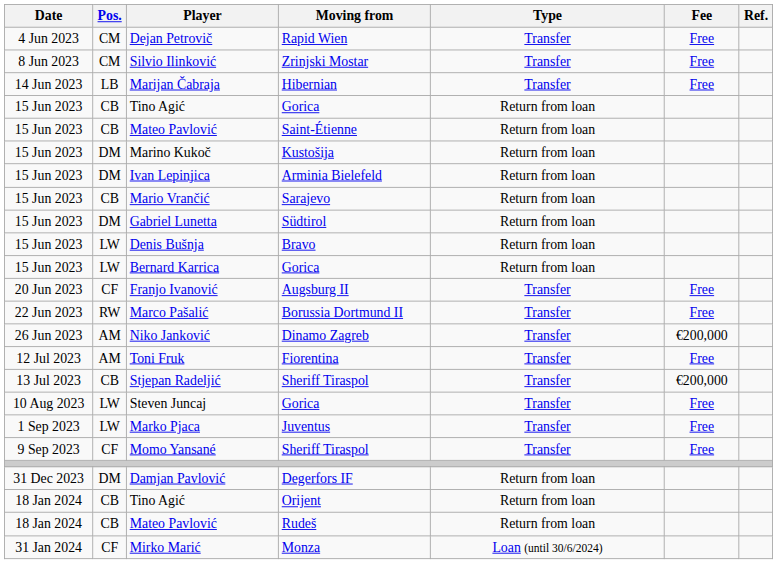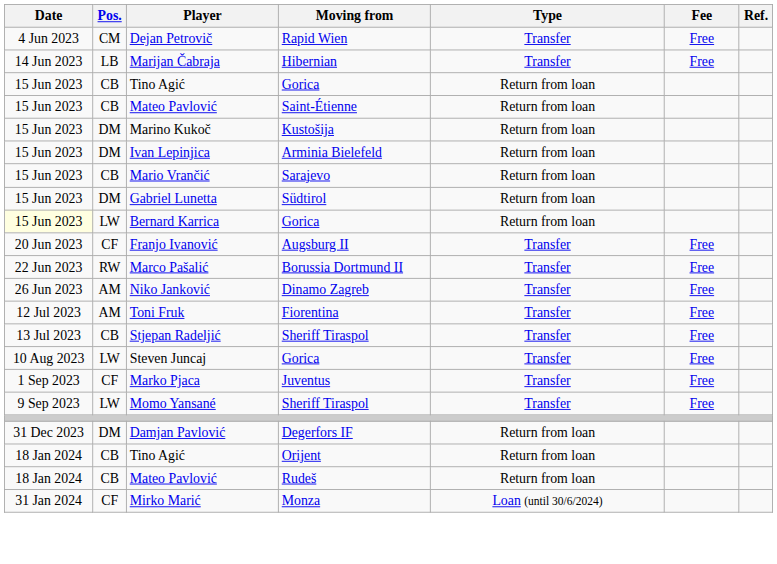- row: (173, 61)
- row: (167, 244)
(49, 266) no background -> (49, 221) lightyellow background
(702, 335) €200,000 -> (702, 289) Free
(702, 381) €200,000 -> (702, 335) Free
(110, 426) LW -> (110, 381) CF
(110, 449) CF -> (110, 403) LW
